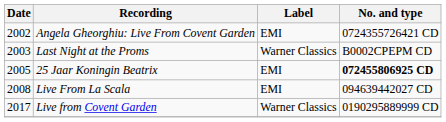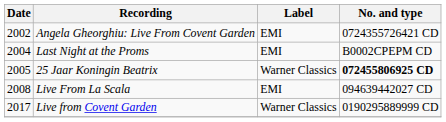(19, 51) 2003 -> (19, 51) 2004
(299, 51) Warner Classics -> (271, 51) EMI
(271, 70) EMI -> (299, 70) Warner Classics
